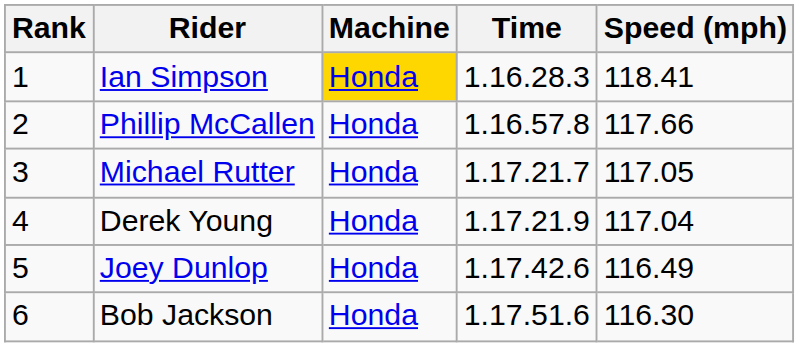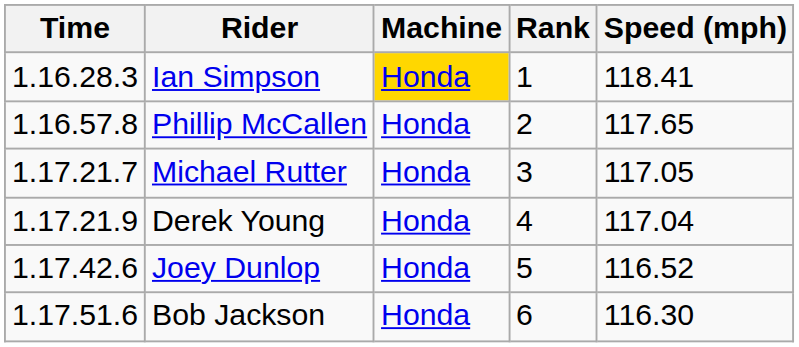columns swapped: (49, 28) <-> (527, 28)
(649, 124) 117.66 -> (649, 124) 117.65
(649, 268) 116.49 -> (649, 268) 116.52
